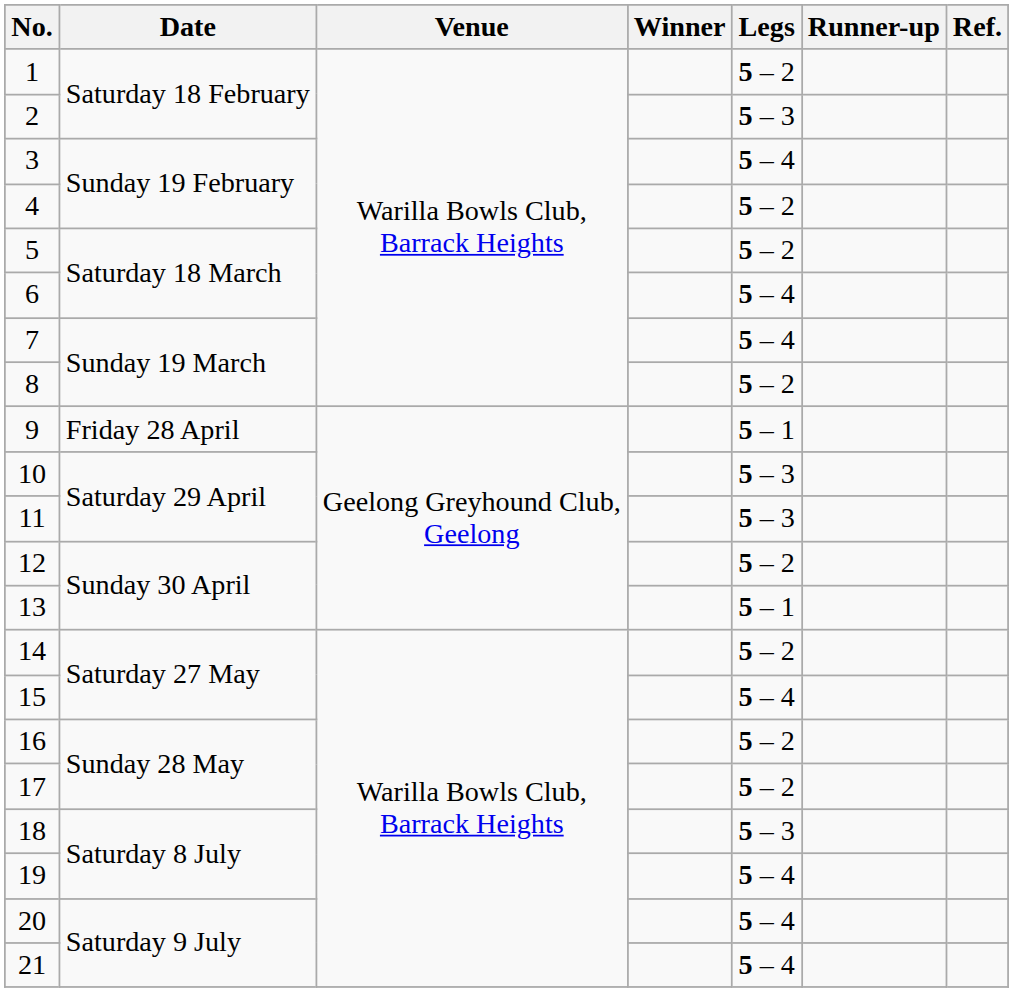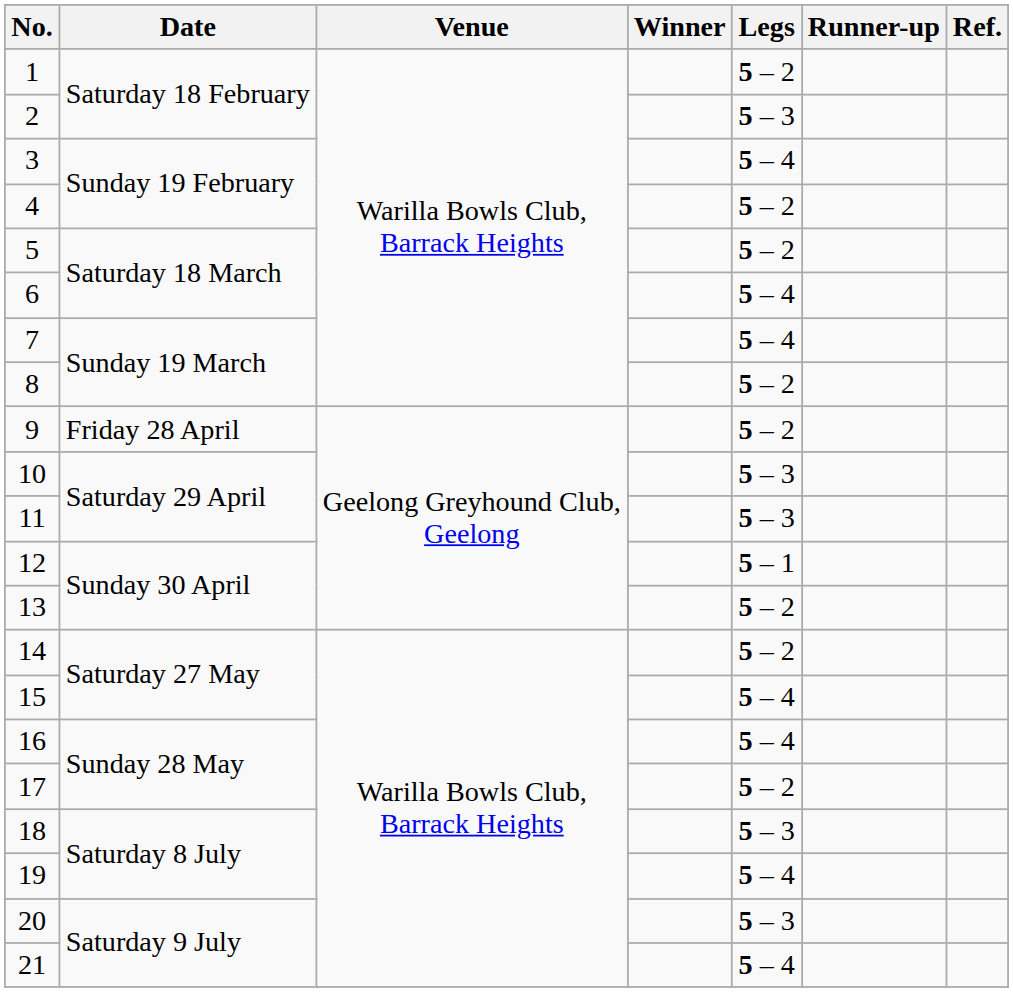(767, 428) 5 – 1 -> (767, 428) 5 – 2
(767, 562) 5 – 2 -> (767, 562) 5 – 1
(767, 607) 5 – 1 -> (767, 607) 5 – 2
(767, 741) 5 – 2 -> (767, 741) 5 – 4
(767, 920) 5 – 4 -> (767, 920) 5 – 3
